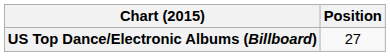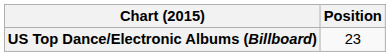(353, 39) 27 -> (353, 39) 23
